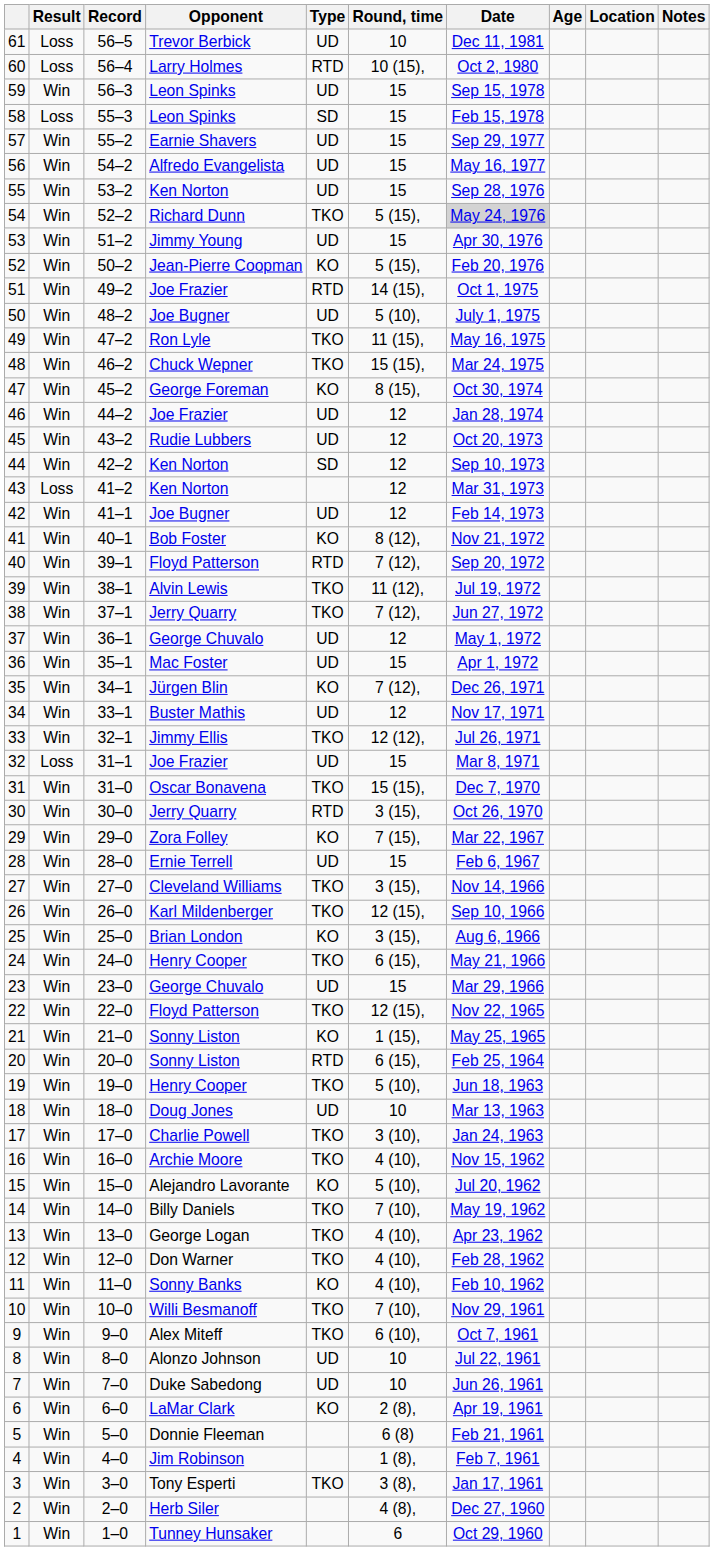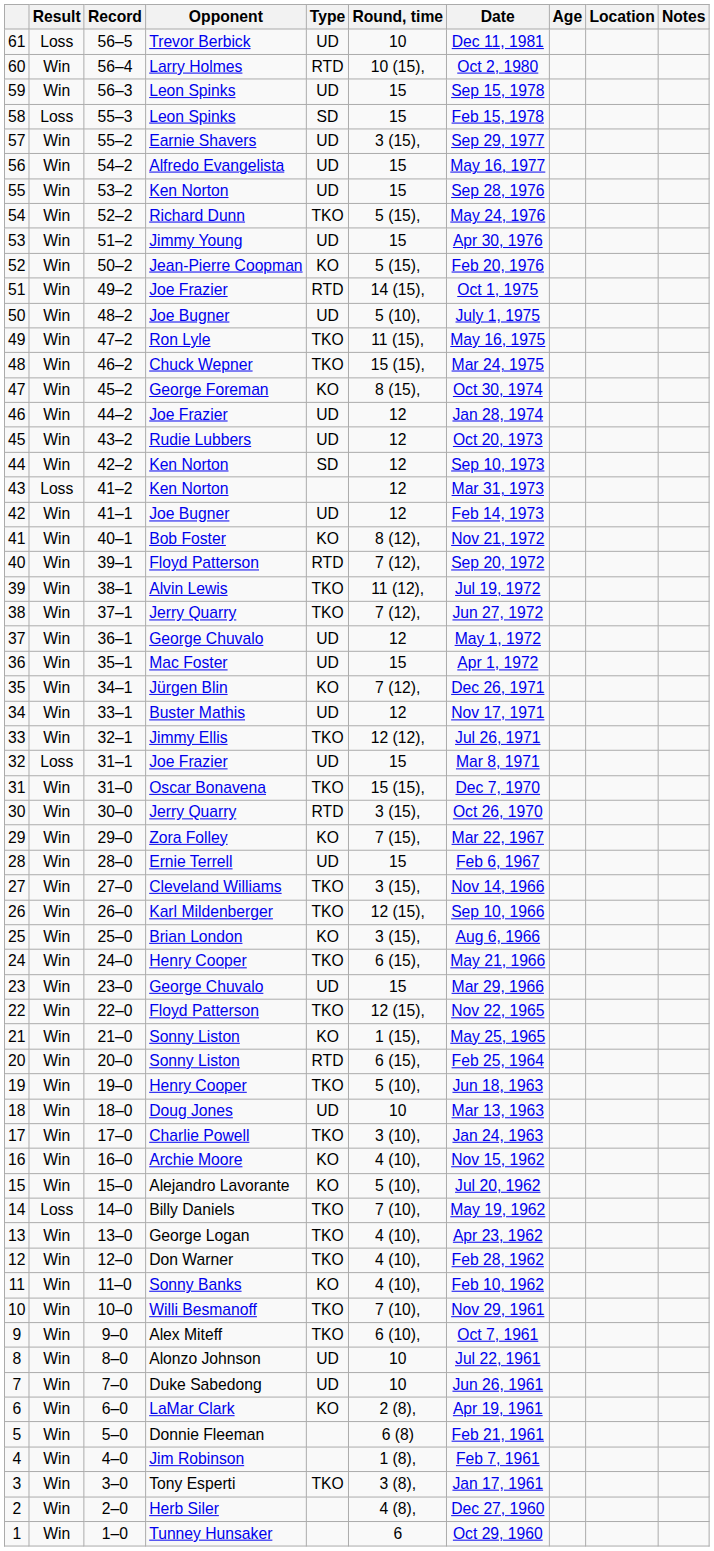(57, 66) Loss -> (57, 66) Win
(398, 141) 15 -> (398, 141) 3 (15),
(498, 215) lightgrey background -> (498, 215) no background
(328, 1160) TKO -> (328, 1160) KO
(57, 1210) Win -> (57, 1210) Loss
